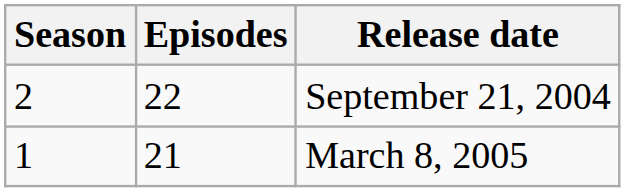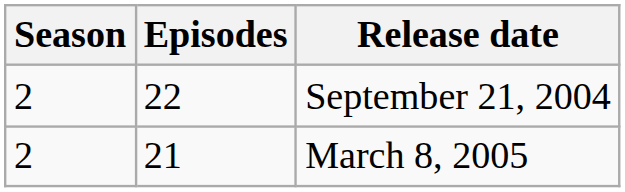(23, 155) 1 -> (23, 155) 2
